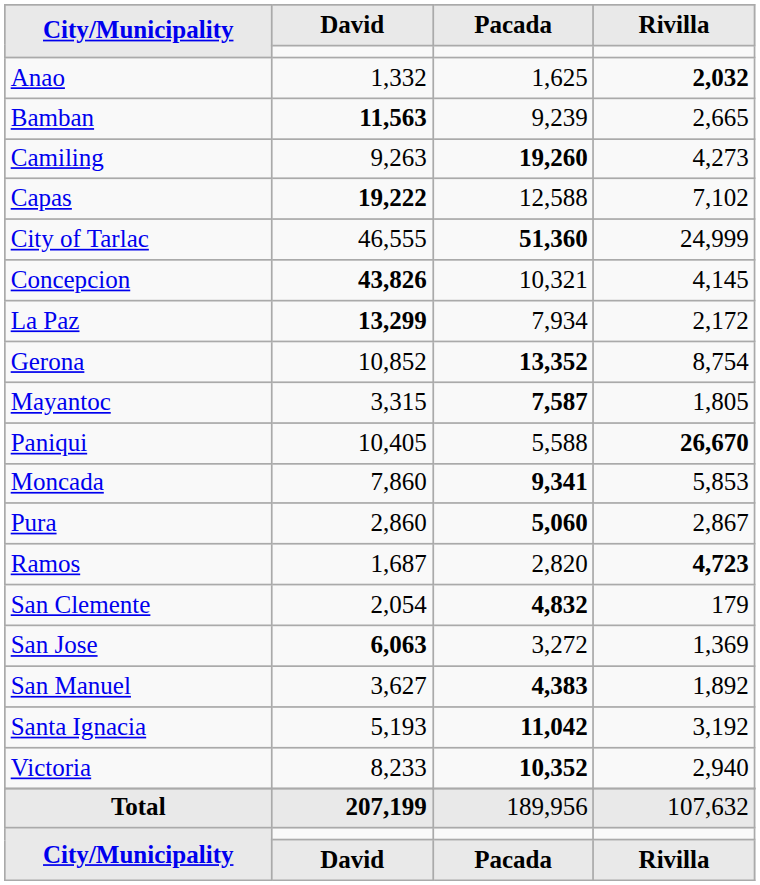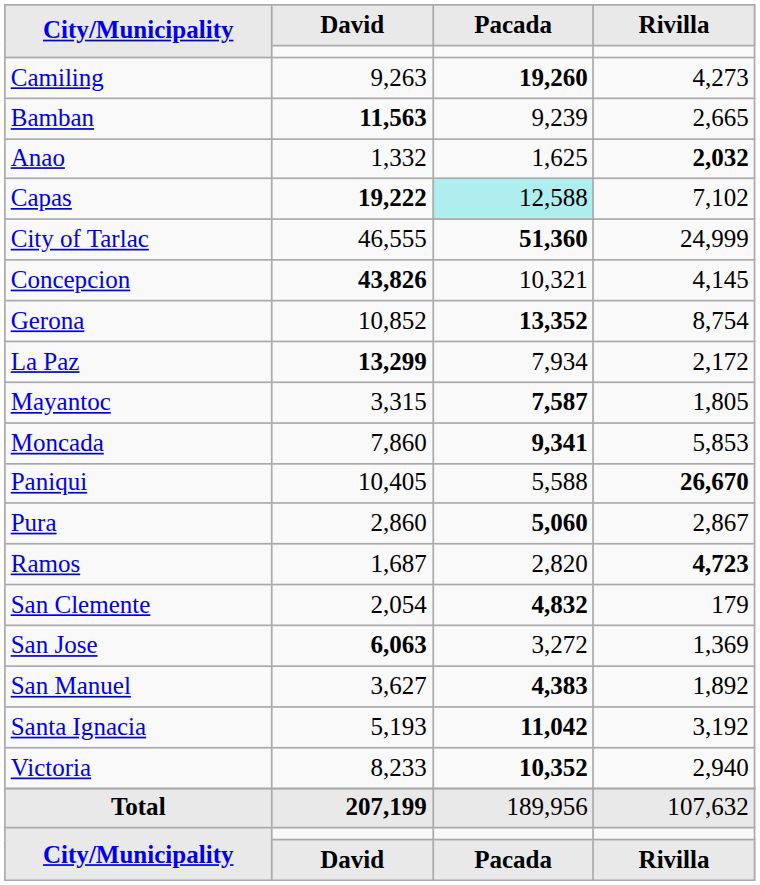rows swapped: (38, 76) <-> (57, 157)
(553, 198) no background -> (553, 198) paleturquoise background
rows swapped: (48, 360) <-> (45, 320)
rows swapped: (57, 482) <-> (49, 442)
